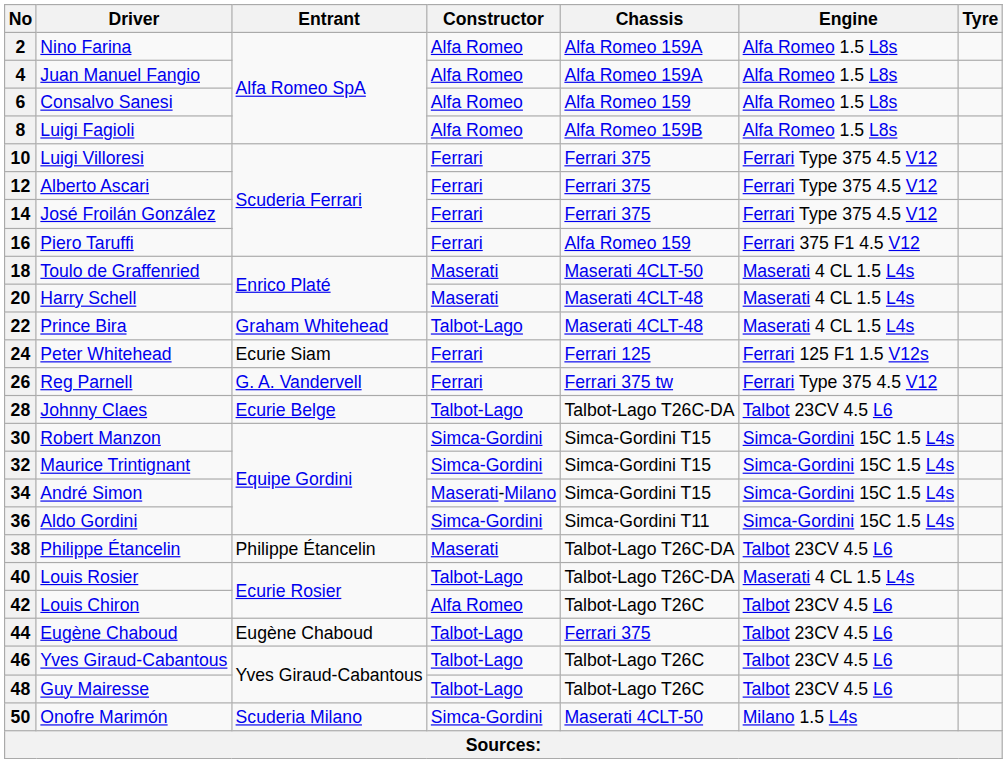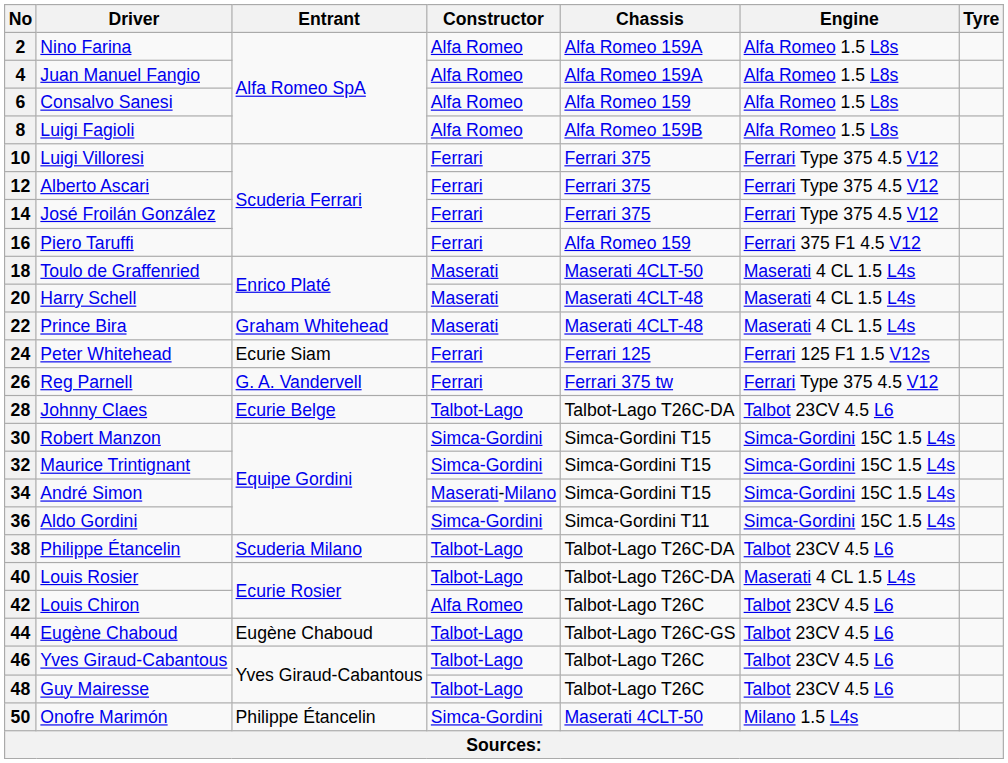(477, 326) Talbot-Lago -> (465, 326) Maserati
(306, 549) Philippe Étancelin -> (299, 549) Scuderia Milano
(465, 549) Maserati -> (477, 549) Talbot-Lago
(607, 633) Ferrari 375 -> (650, 633) Talbot-Lago T26C-GS
(299, 717) Scuderia Milano -> (306, 717) Philippe Étancelin
